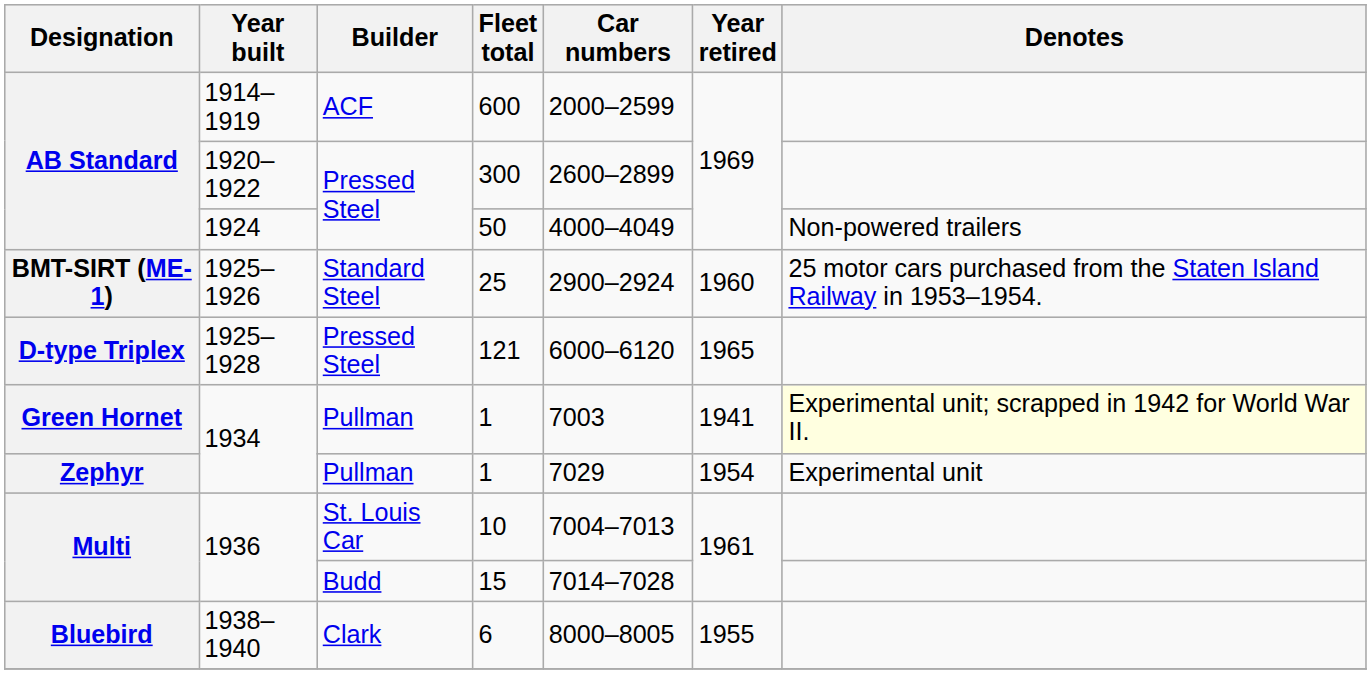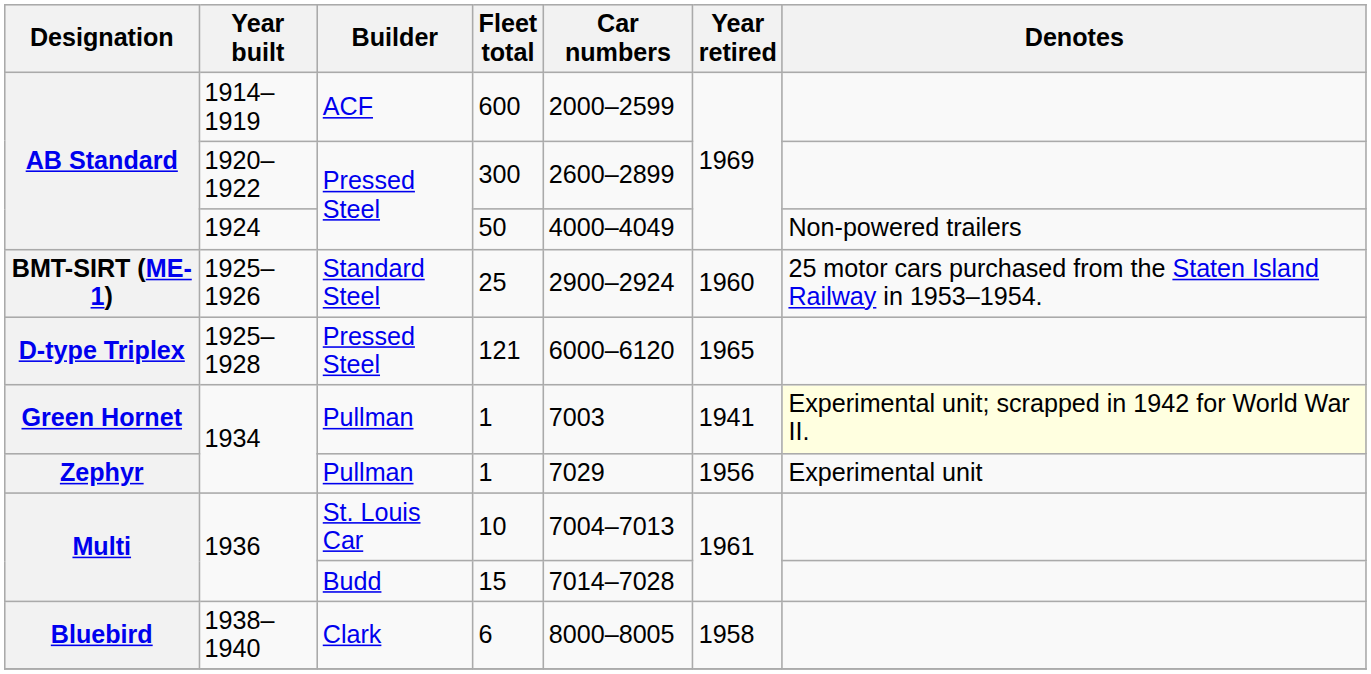(727, 472) 1954 -> (727, 472) 1956
(727, 634) 1955 -> (727, 634) 1958
